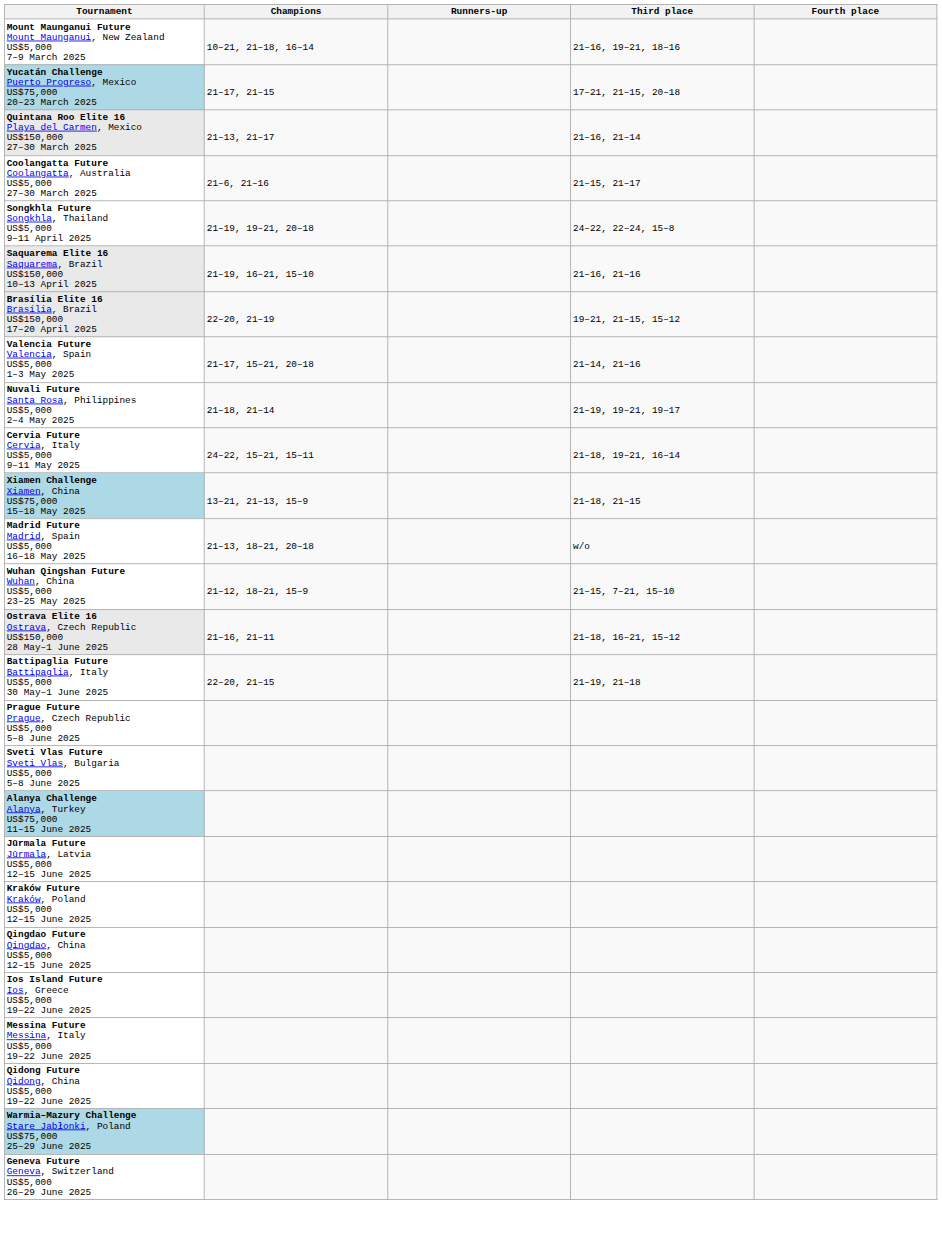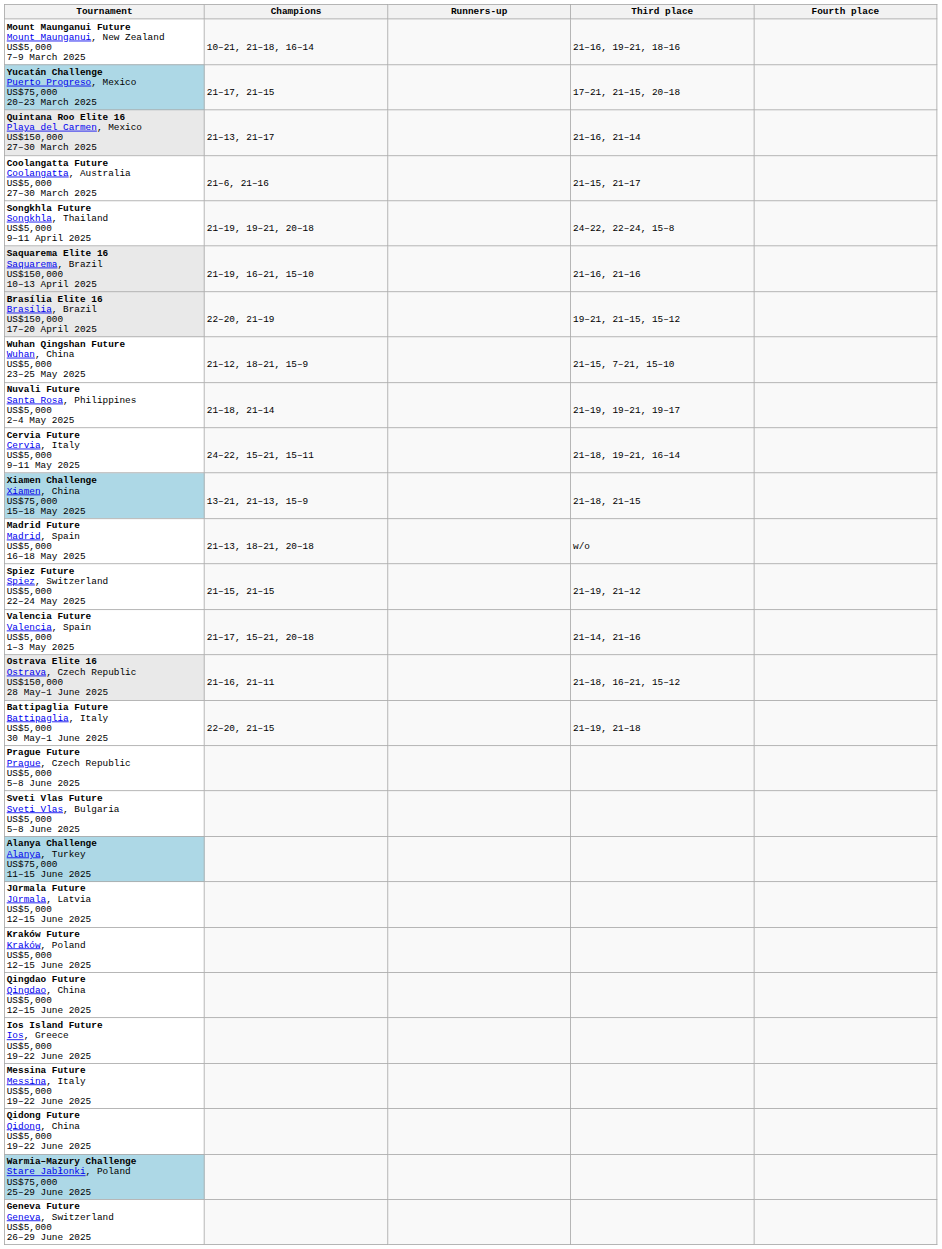rows swapped: (49, 360) <-> (66, 587)
+ row: (57, 587)
